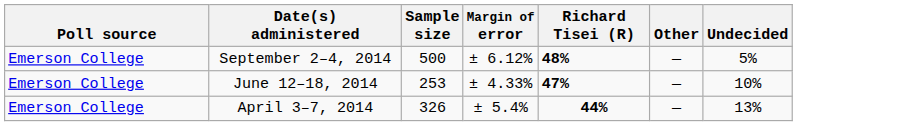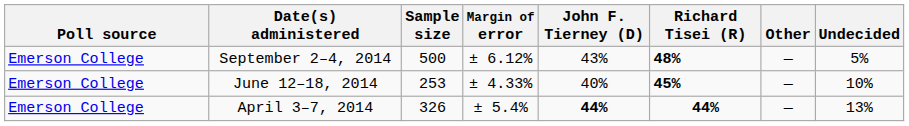+ column: (594, 26)
(555, 83) 47% -> (667, 83) 45%
